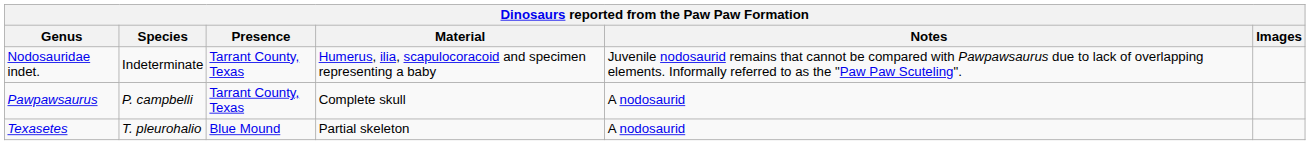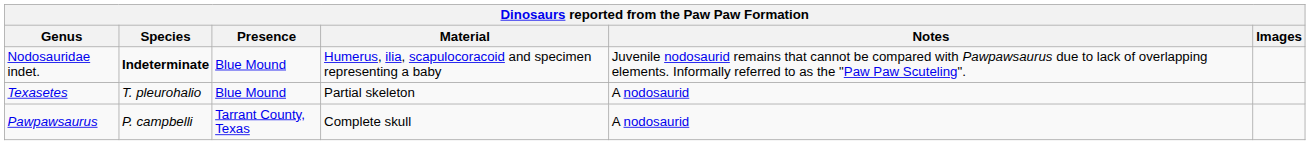(163, 64) normal -> (165, 64) bold
(254, 64) Tarrant County, Texas -> (251, 64) Blue Mound
rows swapped: (53, 100) <-> (37, 129)
